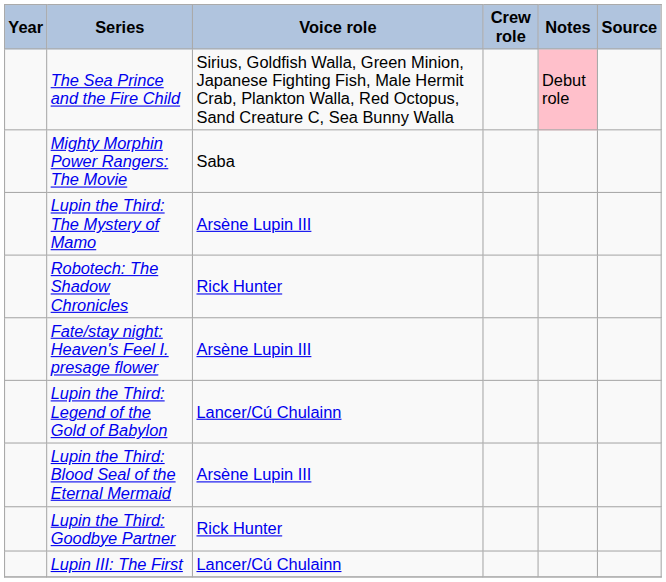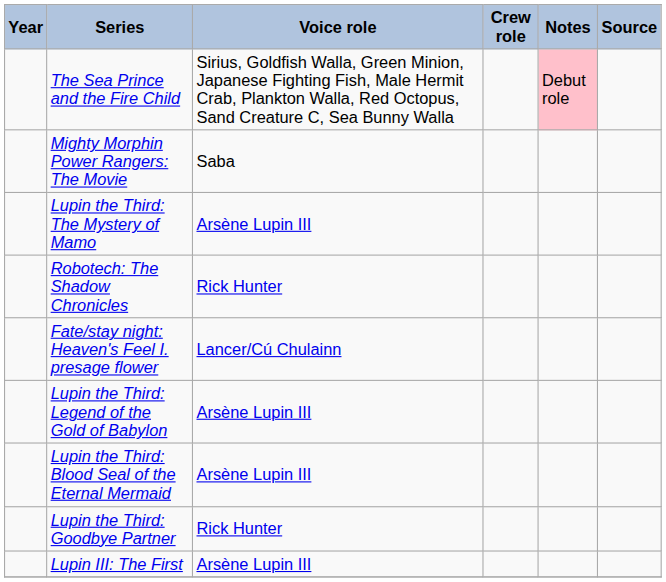(254, 350) Arsène Lupin III -> (269, 350) Lancer/Cú Chulainn
(269, 412) Lancer/Cú Chulainn -> (254, 412) Arsène Lupin III
(269, 564) Lancer/Cú Chulainn -> (254, 564) Arsène Lupin III
